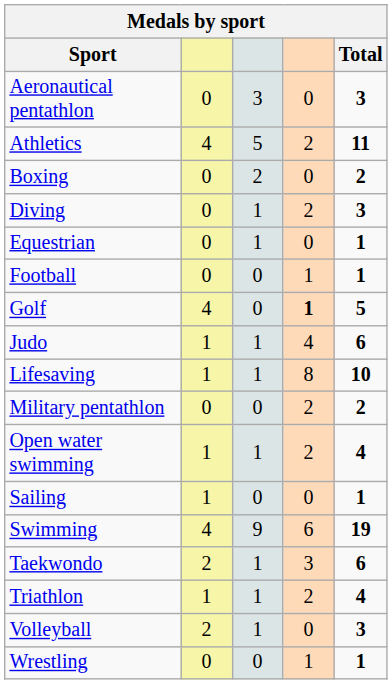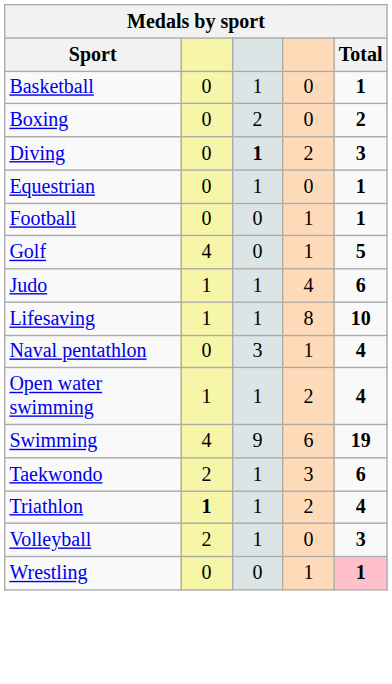- row: (61, 99)
- row: (46, 144)
+ row: (52, 87)
(257, 210) normal -> (257, 153) bold
(309, 309) bold -> (309, 252) normal
- row: (87, 408)
+ row: (78, 351)
- row: (38, 497)
(206, 596) normal -> (206, 507) bold
(361, 662) no background -> (361, 573) pink background
